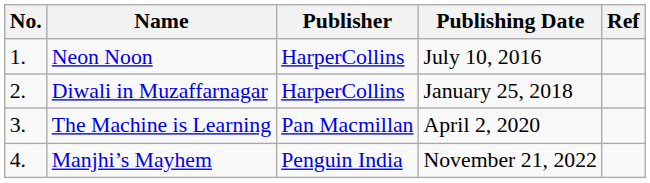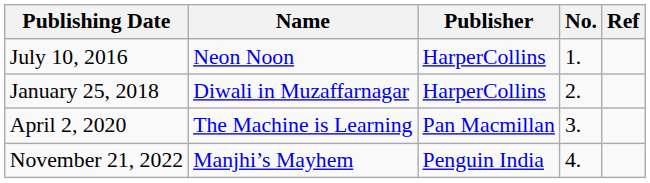columns swapped: (26, 21) <-> (510, 21)
